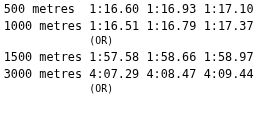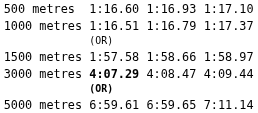(114, 81) normal -> (114, 81) bold
+ row: (43, 105)
